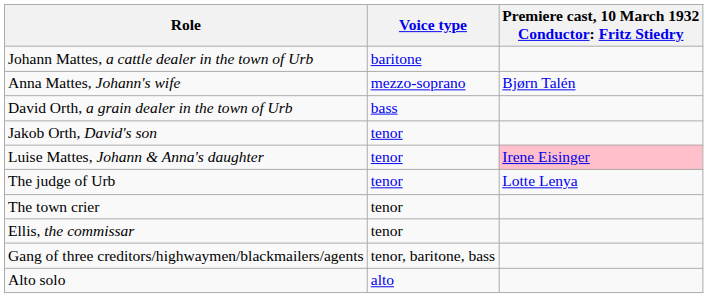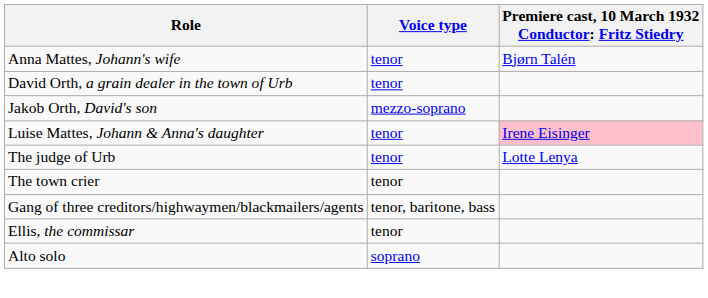- row: (161, 58)
(418, 83) mezzo-soprano -> (387, 58) tenor
(384, 108) bass -> (387, 83) tenor
(387, 132) tenor -> (418, 108) mezzo-soprano
rows swapped: (71, 231) <-> (186, 255)
(382, 280) alto -> (395, 255) soprano
